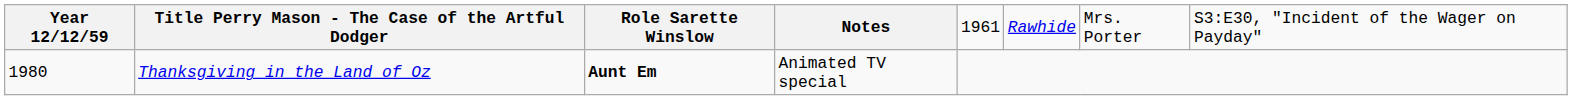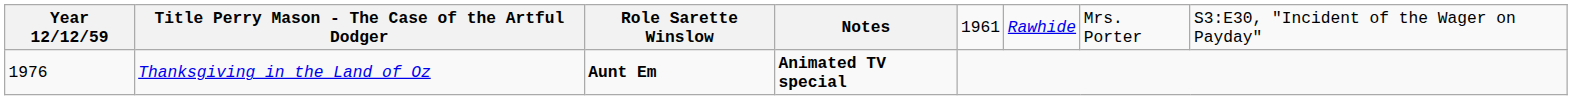(28, 72) 1980 -> (28, 72) 1976
(832, 72) normal -> (832, 72) bold
